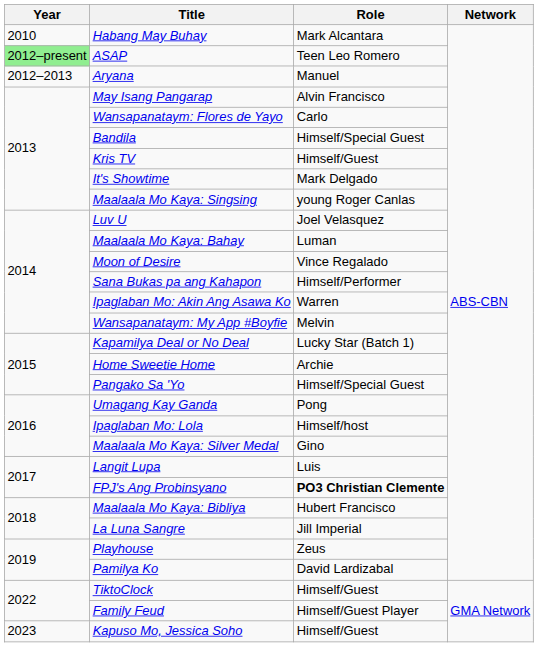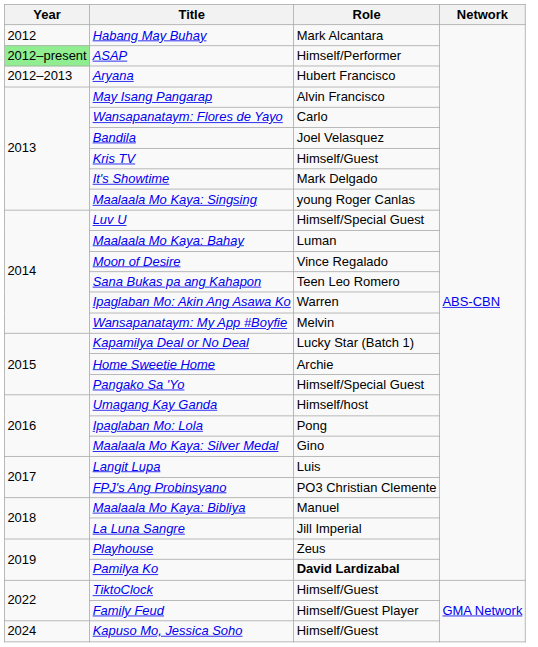(22, 35) 2010 -> (22, 35) 2012
(348, 55) Teen Leo Romero -> (349, 55) Himself/Performer
(318, 76) Manuel -> (346, 76) Hubert Francisco
(360, 138) Himself/Special Guest -> (340, 138) Joel Velasquez
(340, 220) Joel Velasquez -> (360, 220) Himself/Special Guest
(349, 281) Himself/Performer -> (348, 281) Teen Leo Romero
(312, 405) Pong -> (332, 405) Himself/host
(332, 425) Himself/host -> (312, 425) Pong
(371, 487) bold -> (367, 487) normal
(346, 508) Hubert Francisco -> (318, 508) Manuel
(345, 569) normal -> (348, 569) bold
(22, 631) 2023 -> (22, 631) 2024
